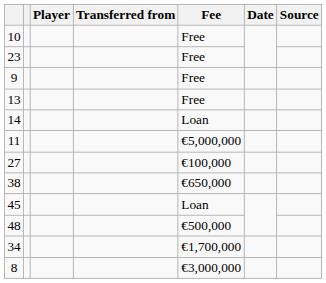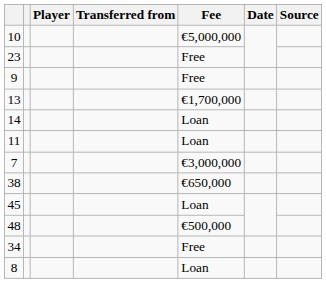(193, 36) Free -> (211, 36) €5,000,000
(193, 99) Free -> (211, 99) €1,700,000
(211, 141) €5,000,000 -> (195, 141) Loan
- row: (14, 162)
+ row: (14, 162)
(211, 246) €1,700,000 -> (193, 246) Free
(211, 267) €3,000,000 -> (195, 267) Loan
